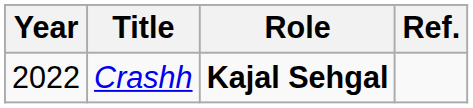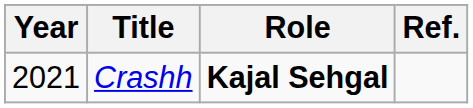(46, 77) 2022 -> (46, 77) 2021
